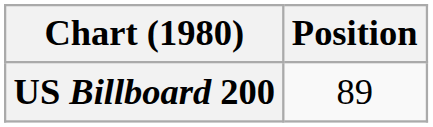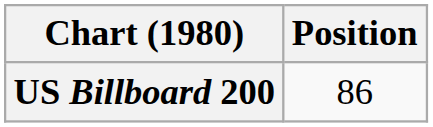(355, 91) 89 -> (355, 91) 86
